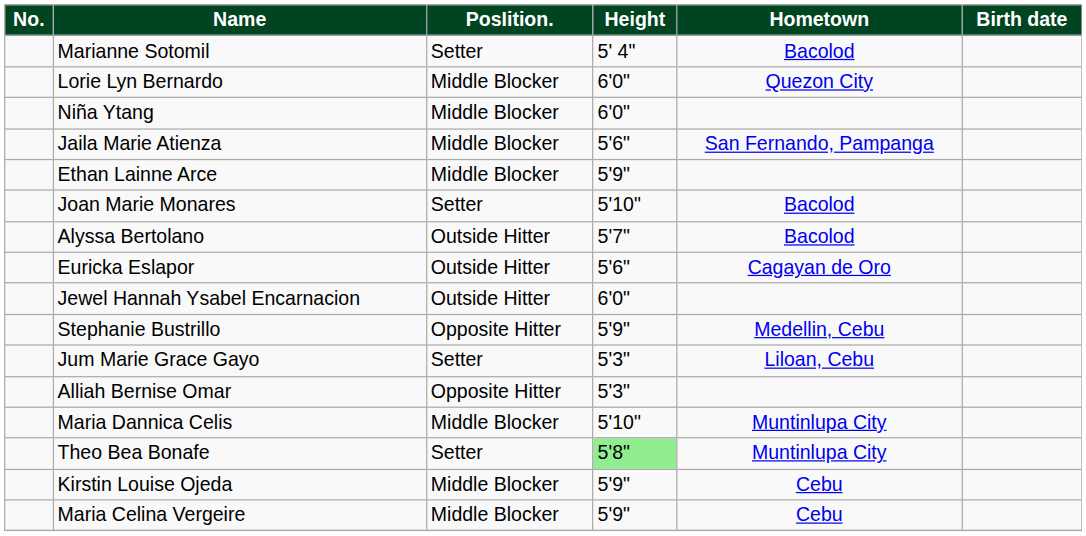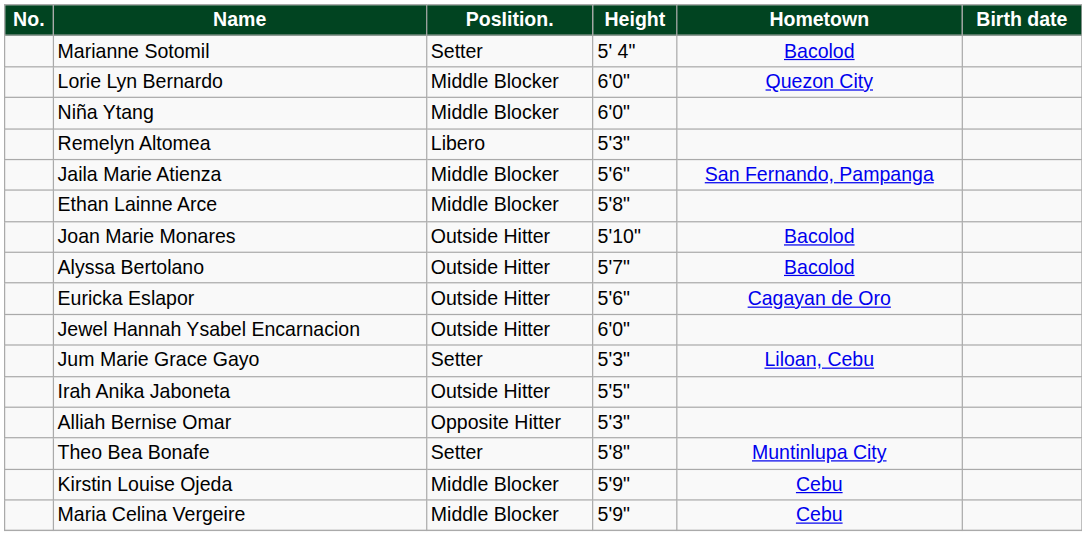+ row: (134, 143)
(614, 174) 5'9" -> (614, 205) 5'8"
(457, 205) Setter -> (490, 236) Outside Hitter
- row: (139, 329)
+ row: (144, 391)
- row: (145, 422)
(614, 453) lightgreen background -> (614, 453) no background
